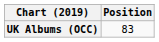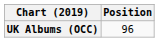(128, 29) 83 -> (128, 29) 96
